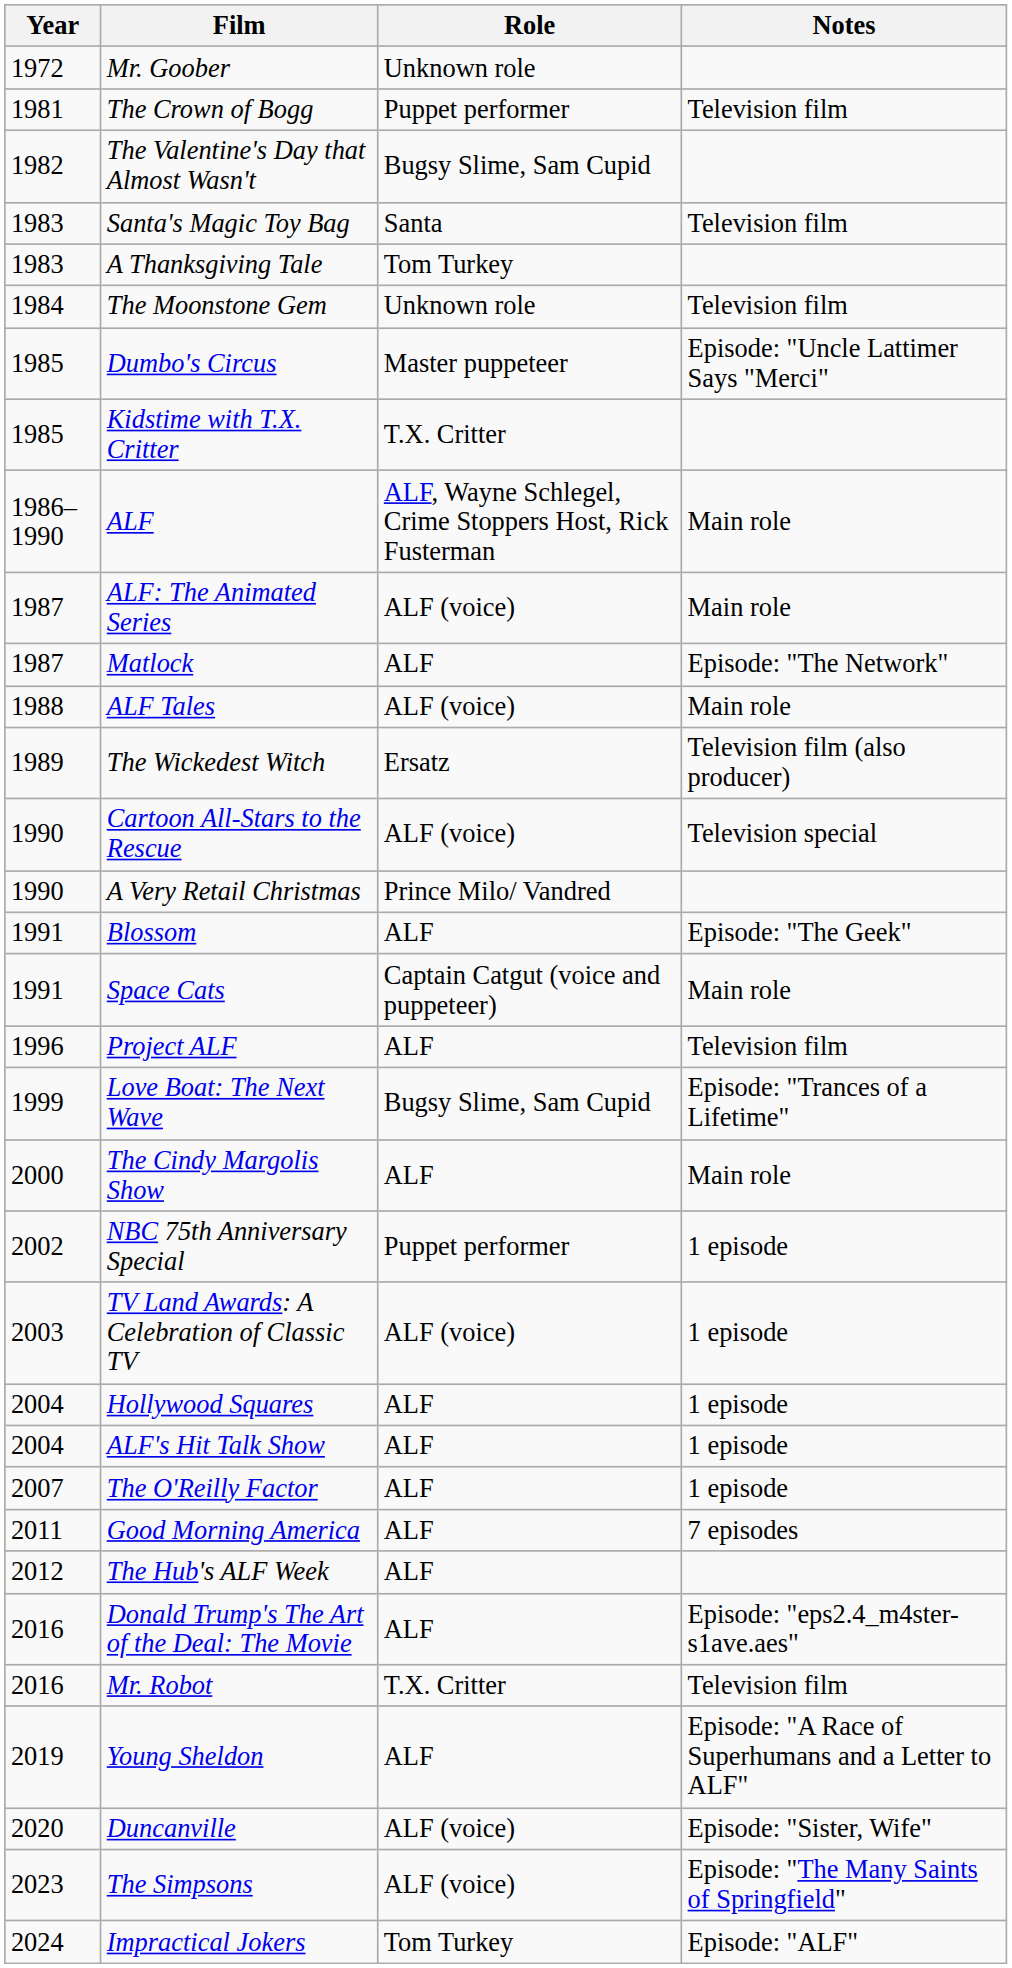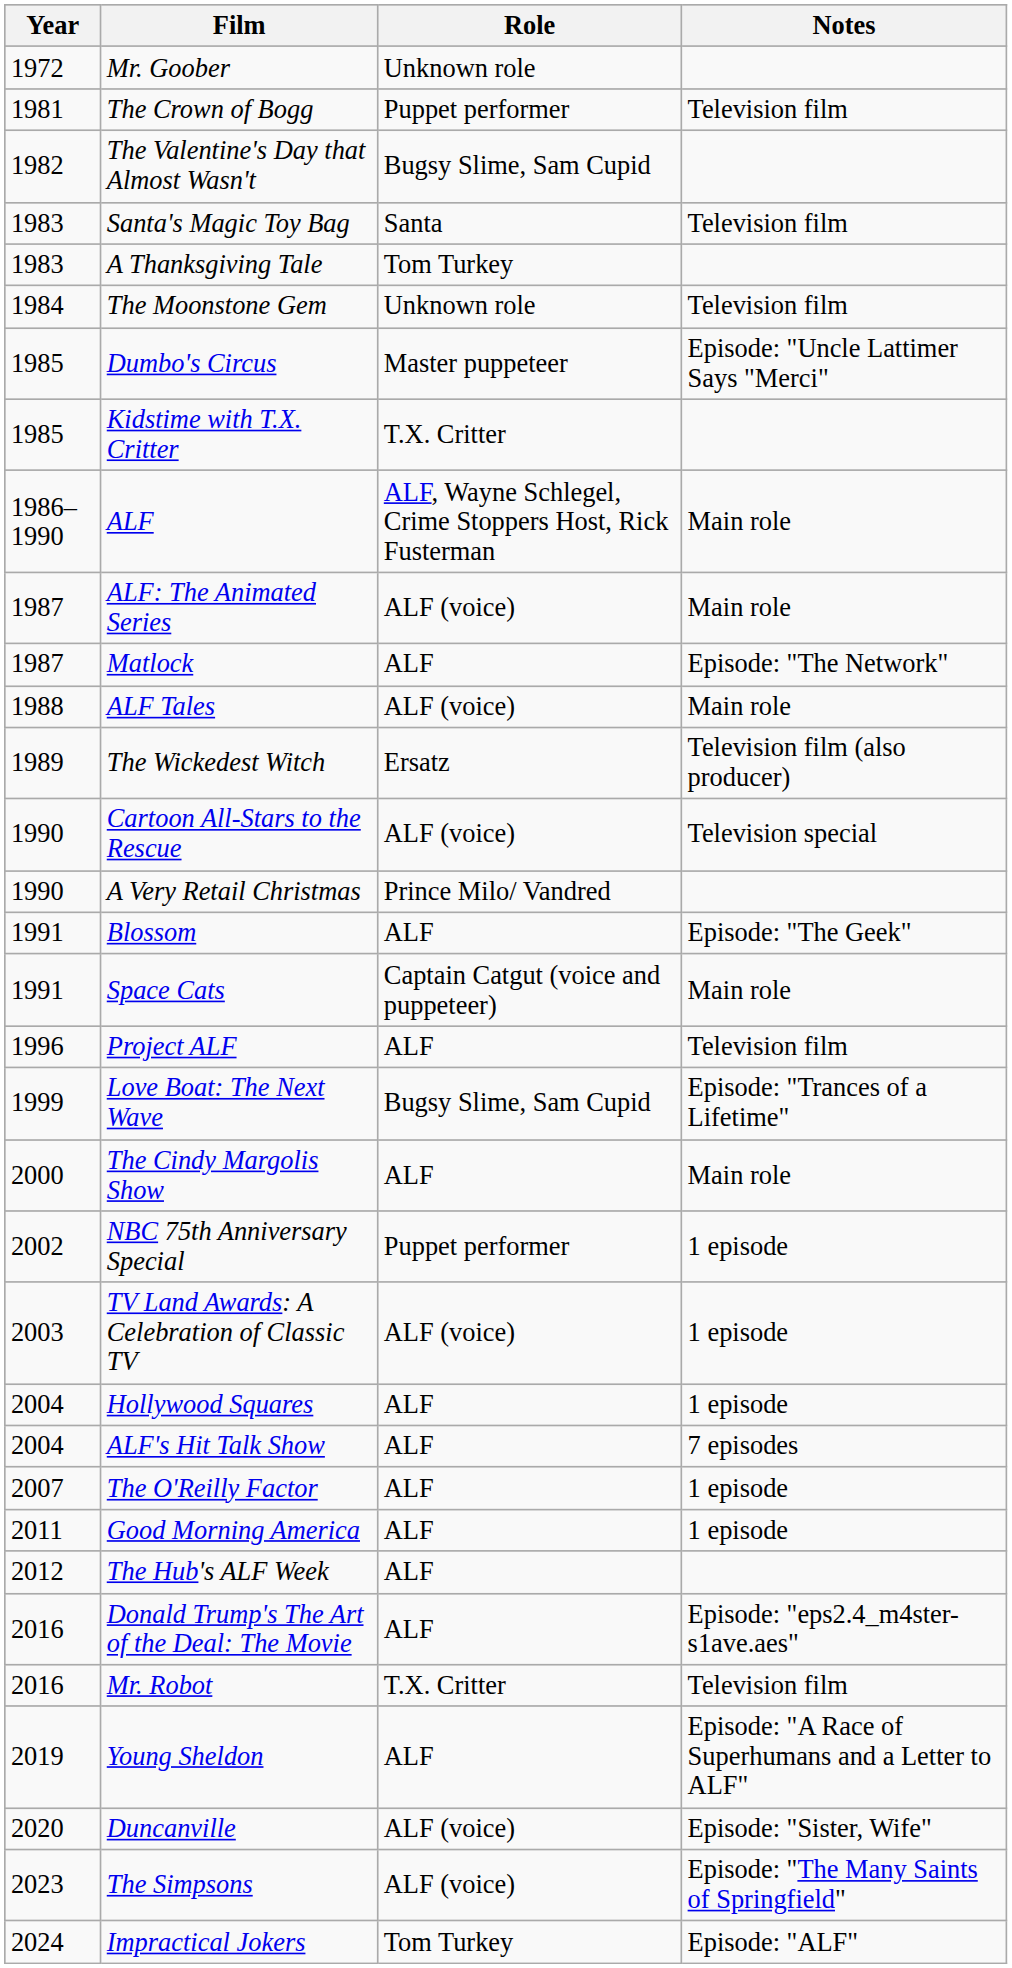(738, 1446) 1 episode -> (743, 1446) 7 episodes
(743, 1529) 7 episodes -> (738, 1529) 1 episode
